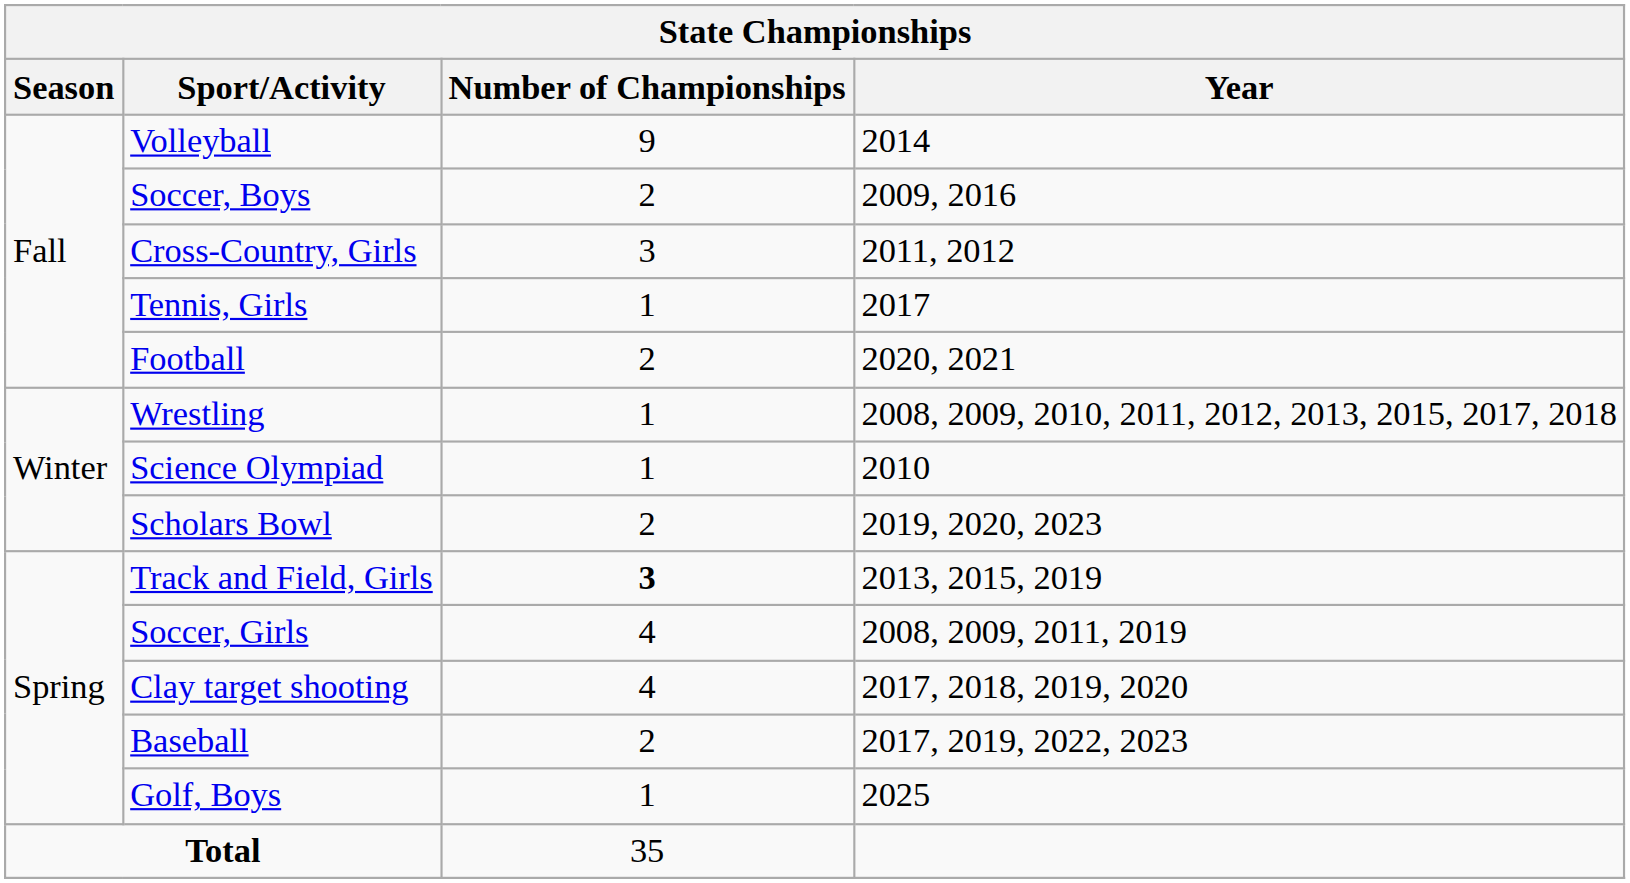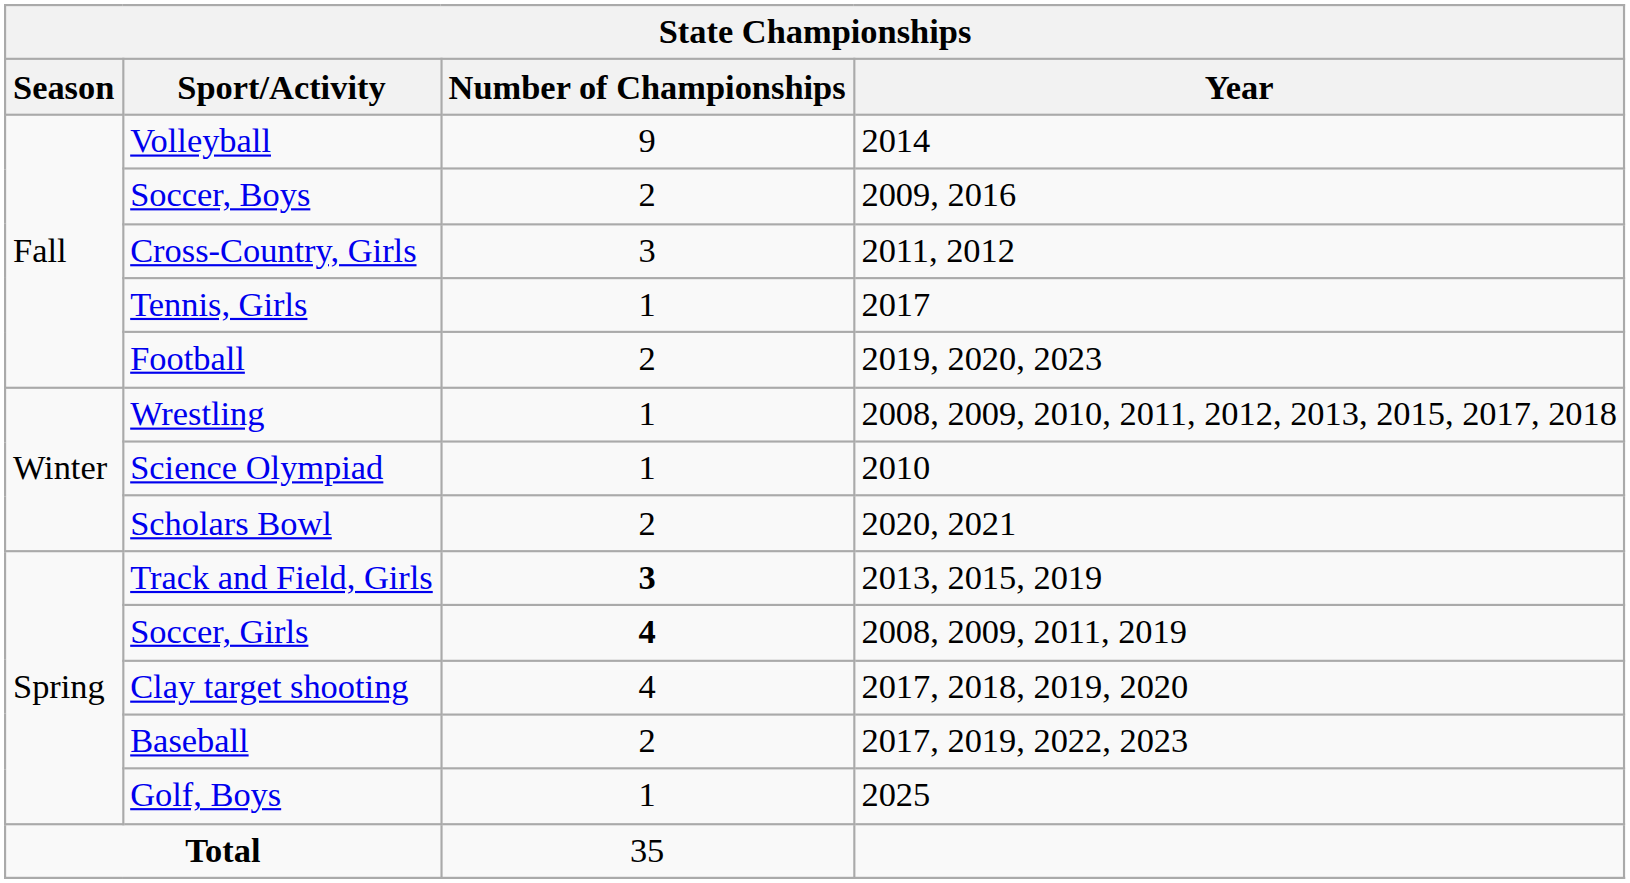(939, 359) 2020, 2021 -> (982, 359) 2019, 2020, 2023
(982, 522) 2019, 2020, 2023 -> (939, 522) 2020, 2021
(647, 631) normal -> (647, 631) bold
